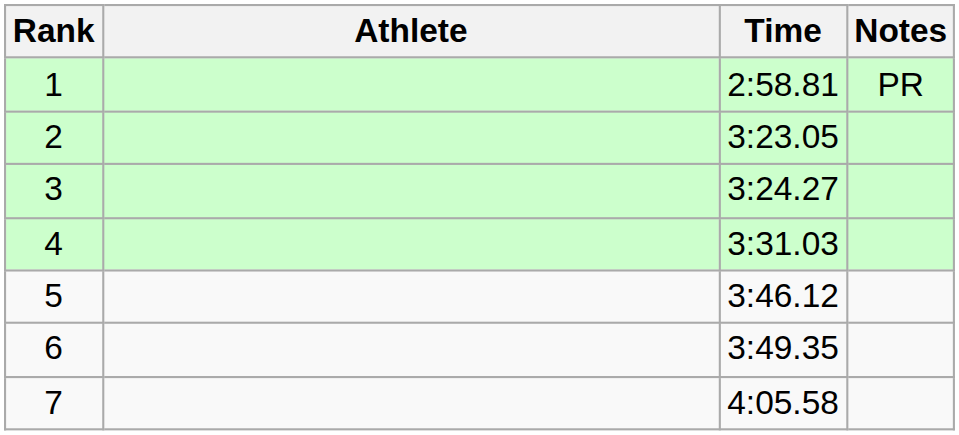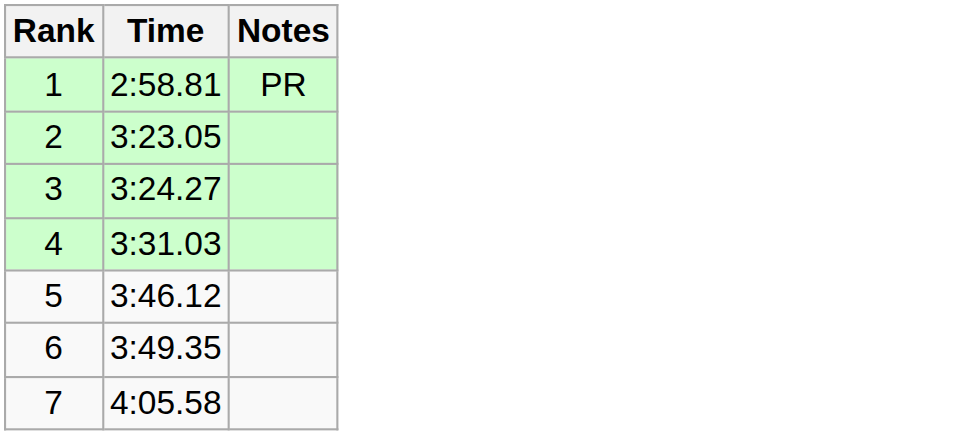- column: (411, 31)
